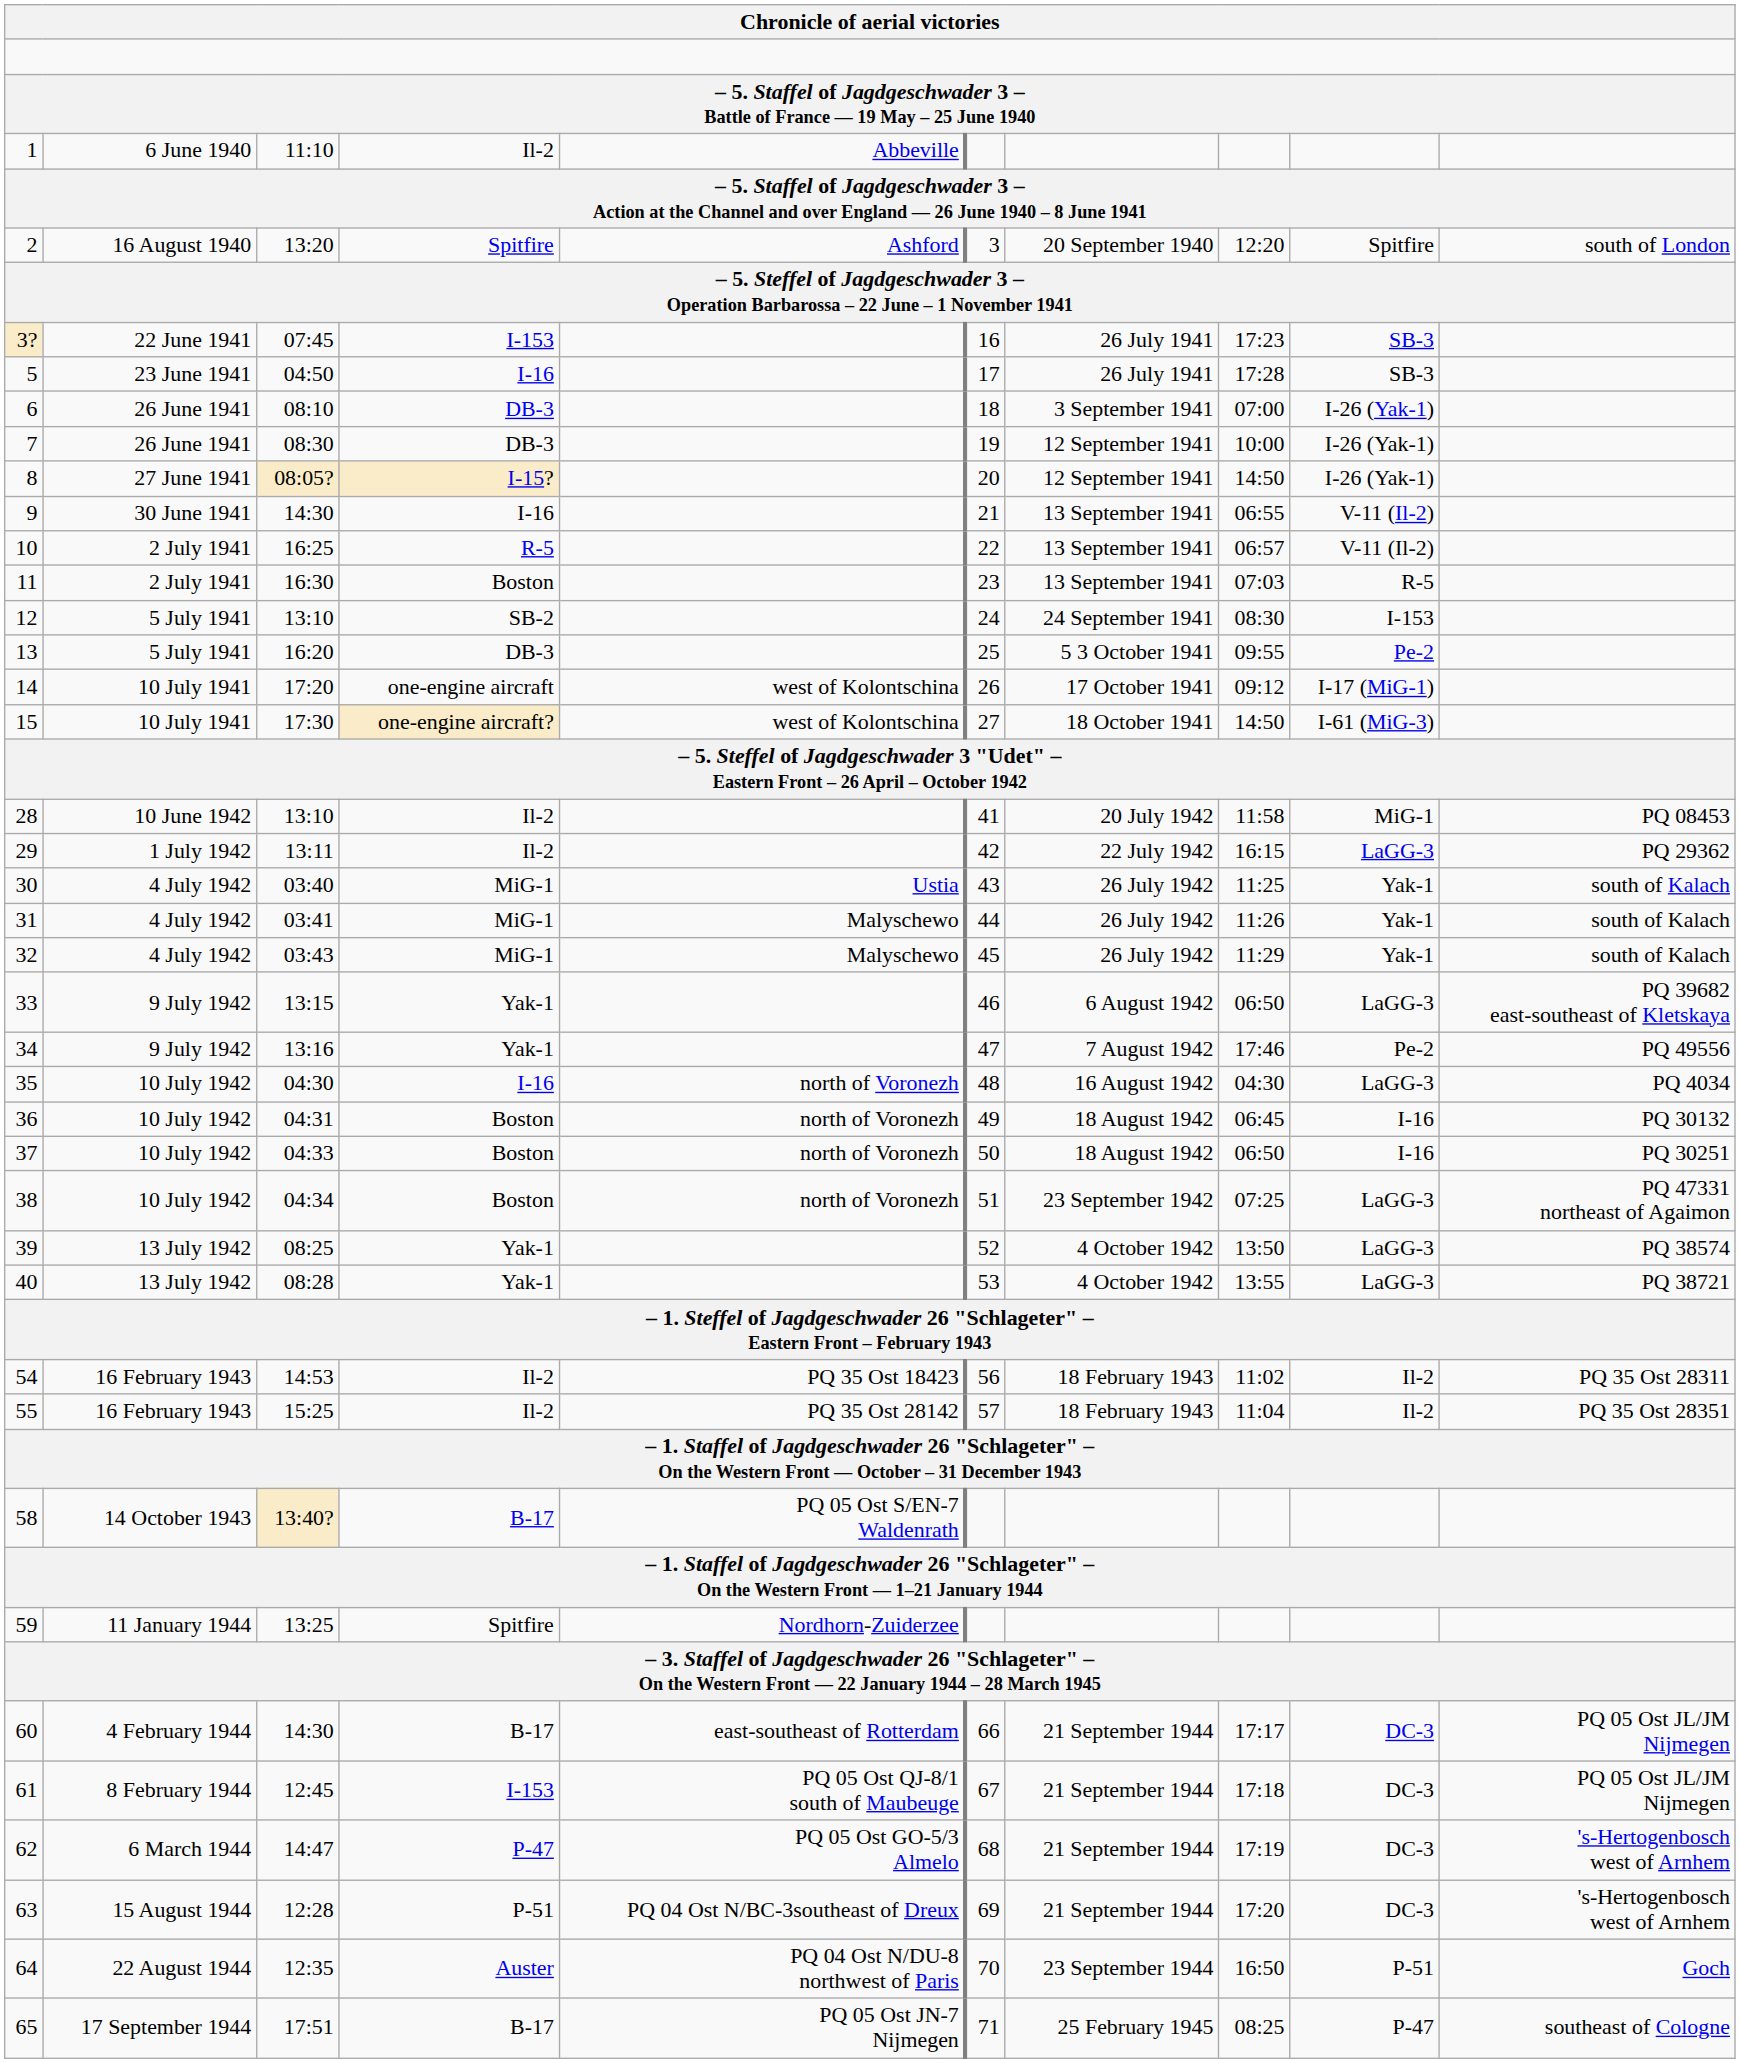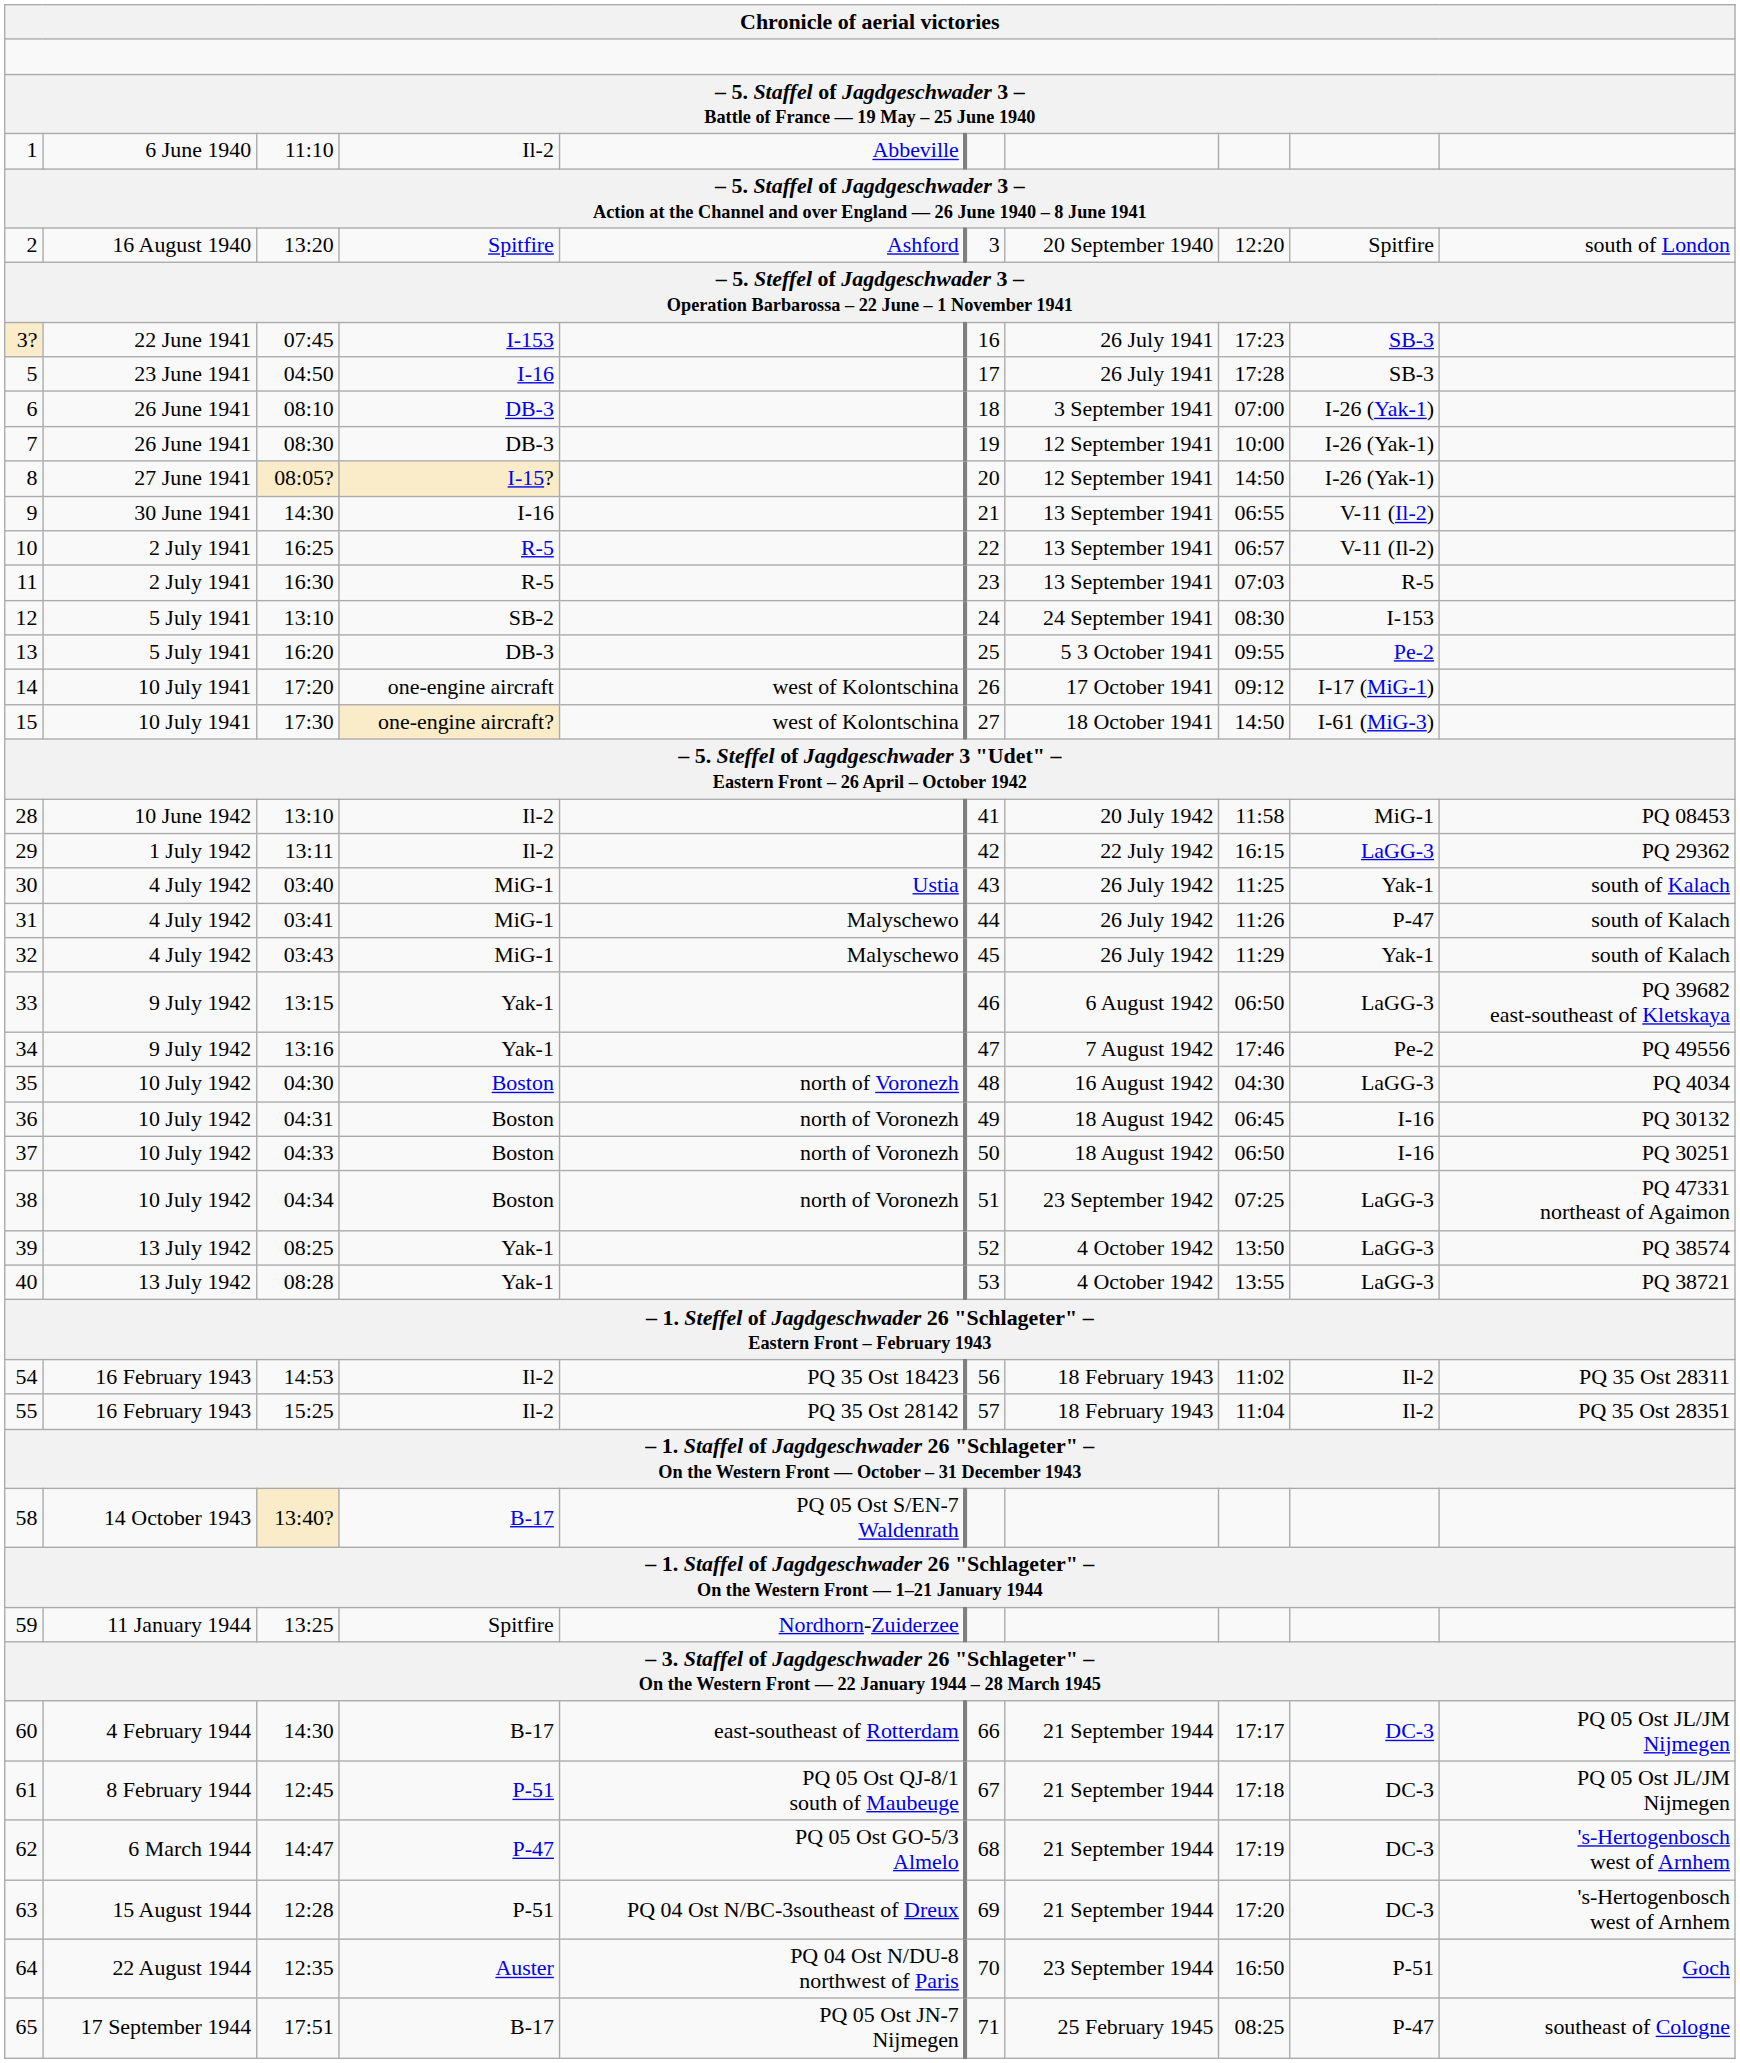(523, 582) Boston -> (537, 582) R-5
(1408, 920) Yak-1 -> (1413, 920) P-47
(536, 1083) I-16 -> (523, 1083) Boston
(530, 1790) I-153 -> (533, 1790) P-51
